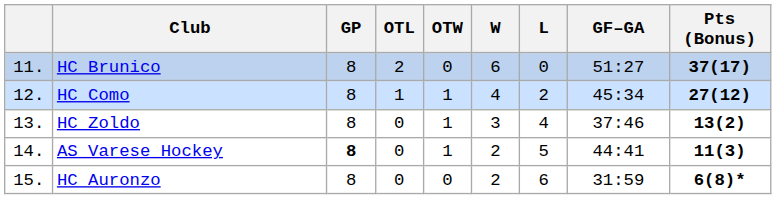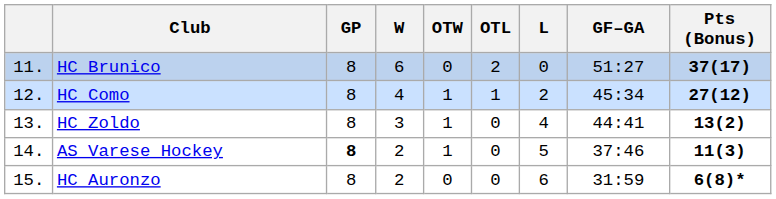columns swapped: (495, 29) <-> (399, 29)
(618, 123) 37:46 -> (618, 123) 44:41
(618, 151) 44:41 -> (618, 151) 37:46
